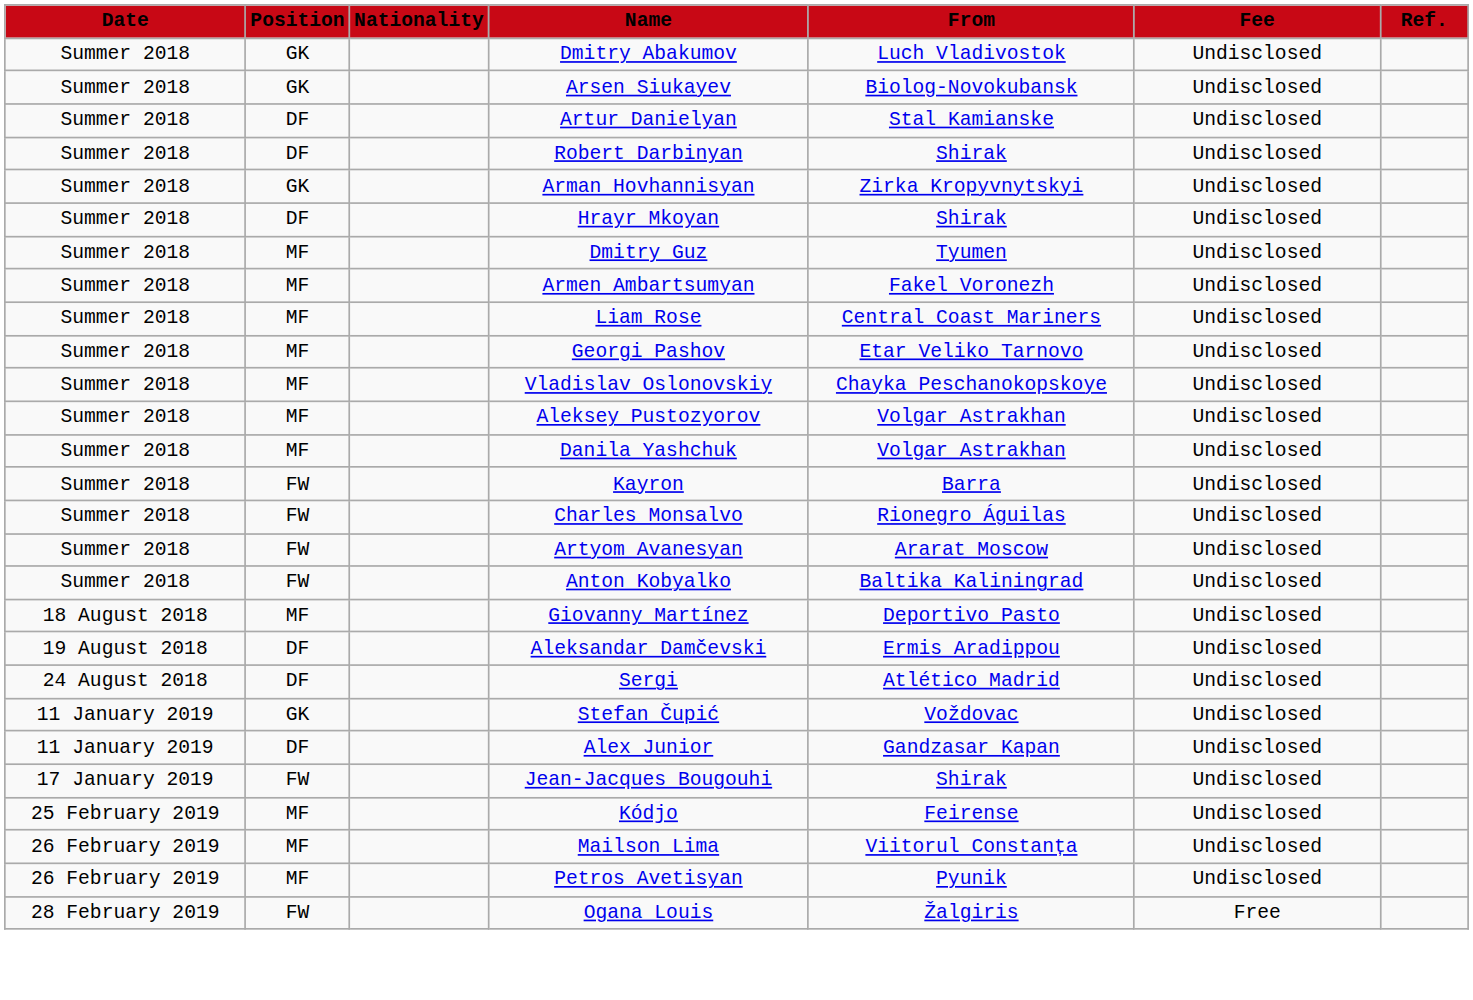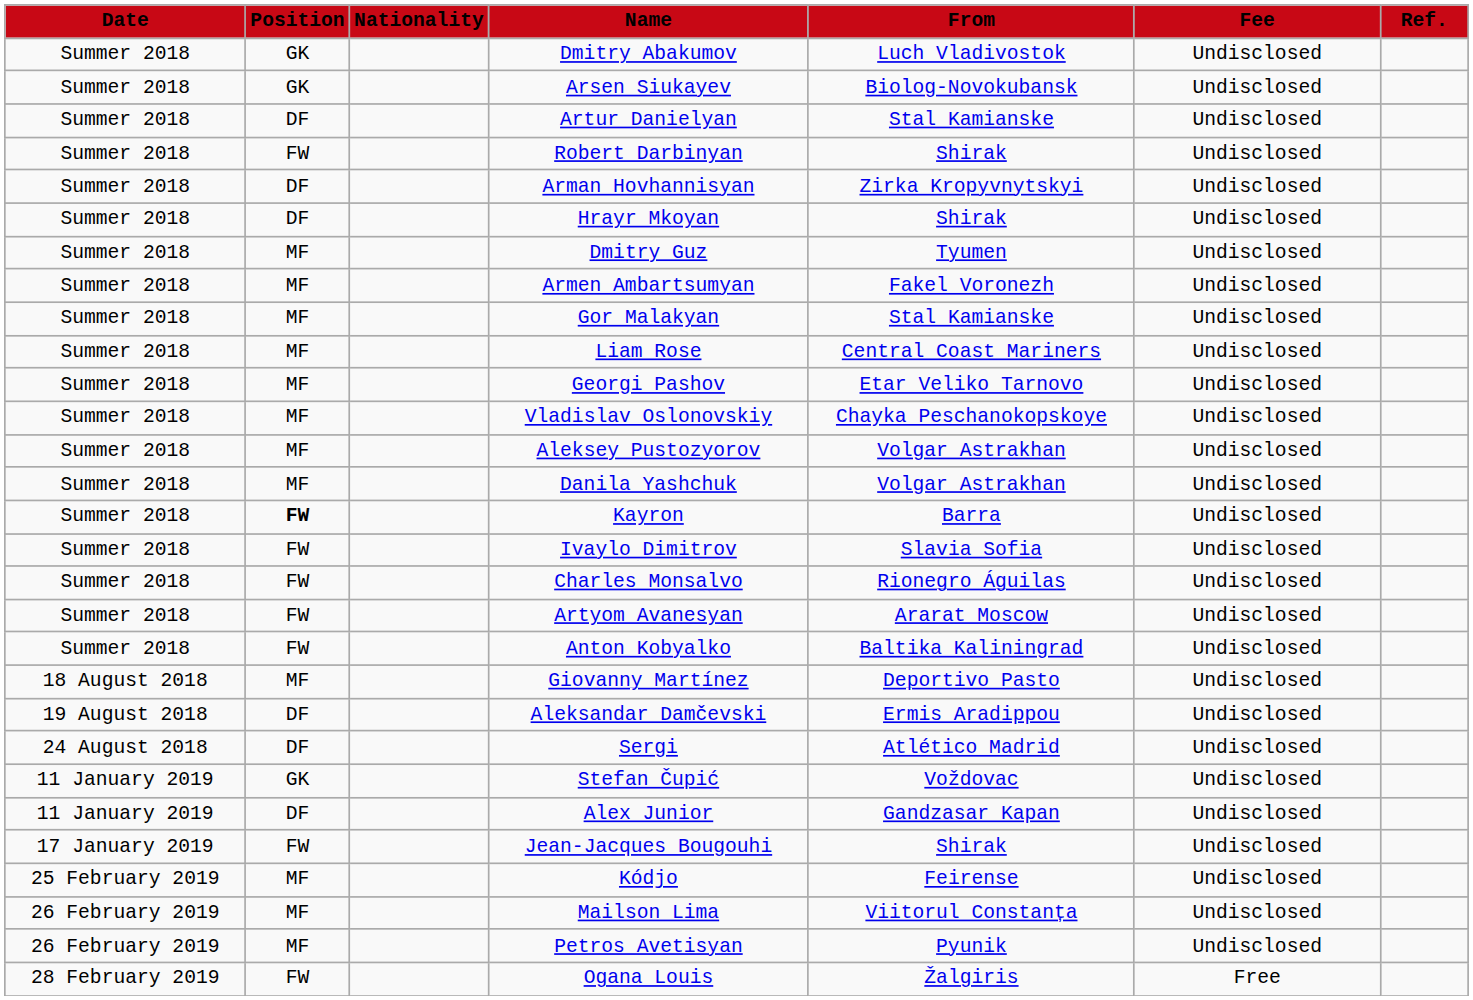(297, 153) DF -> (297, 153) FW
(297, 186) GK -> (297, 186) DF
+ row: (648, 318)
(297, 483) normal -> (297, 516) bold
+ row: (648, 549)
